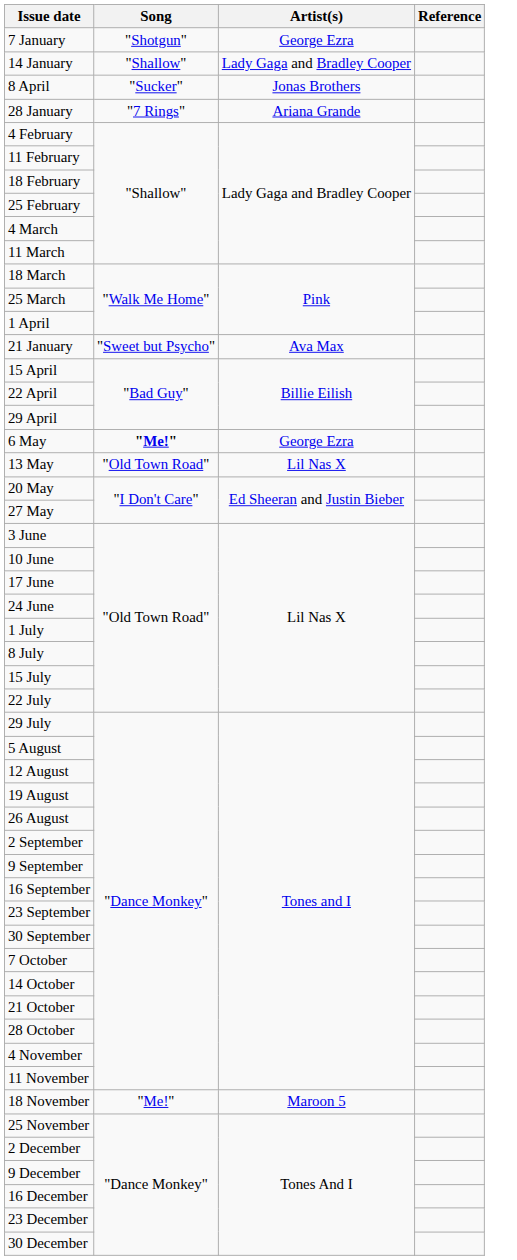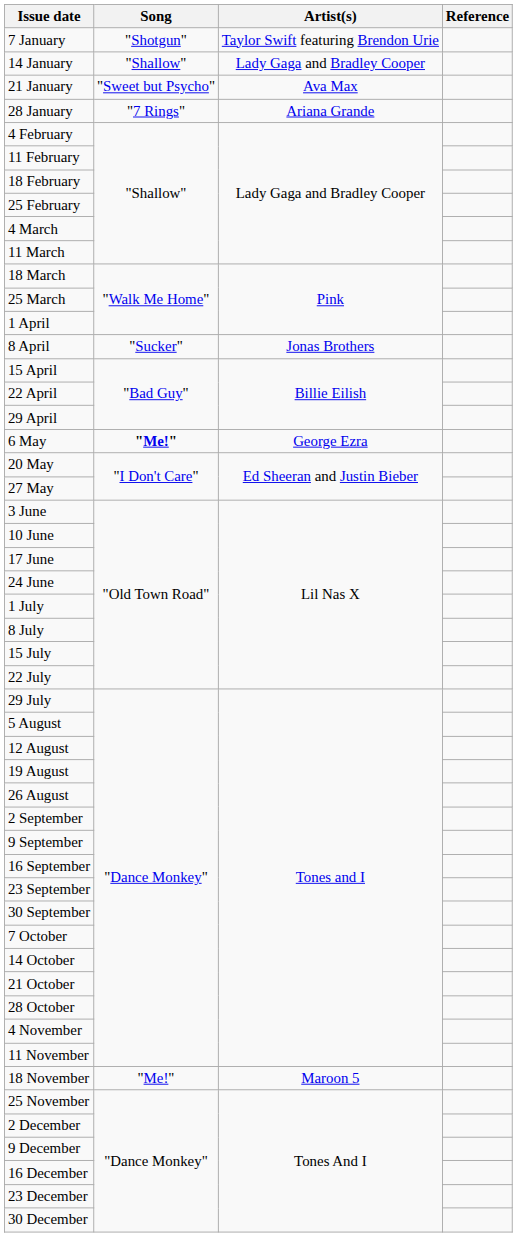(316, 39) George Ezra -> (330, 39) Taylor Swift featuring Brendon Urie
rows swapped: (40, 346) <-> (29, 87)
- row: (31, 464)
